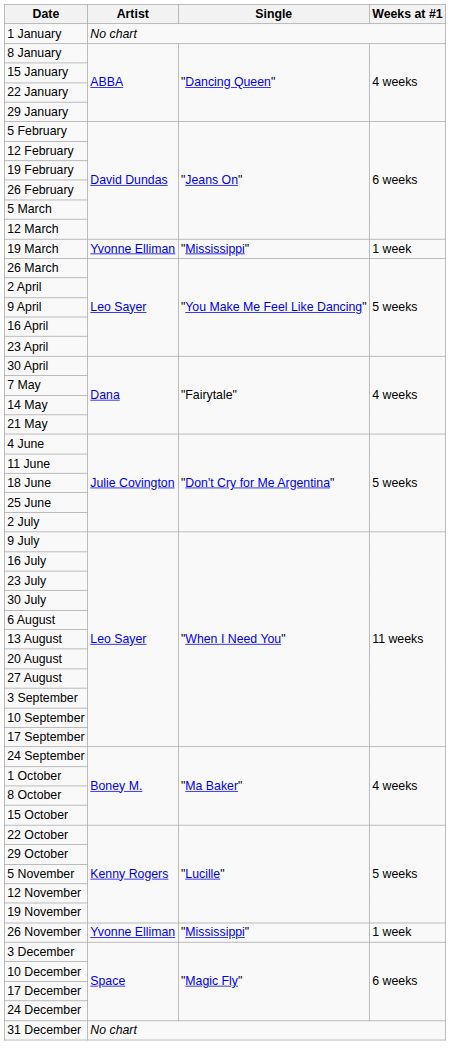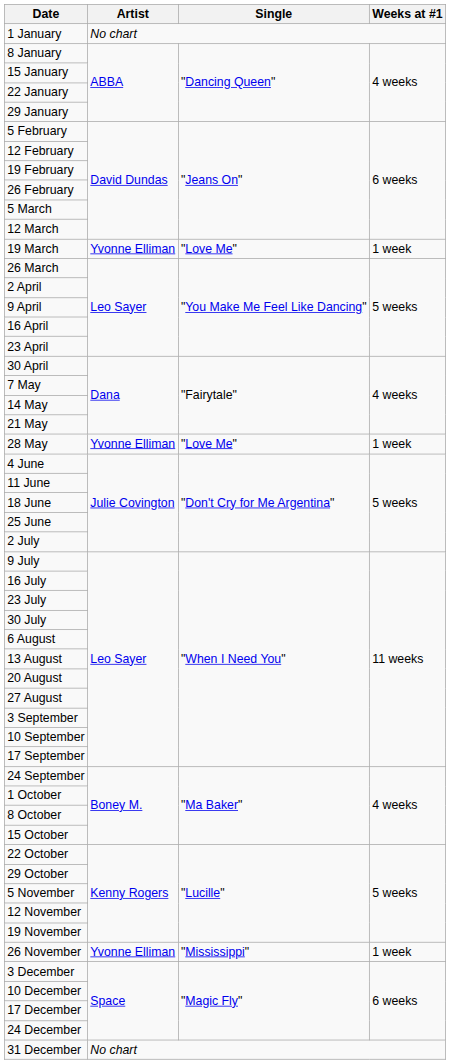(215, 248) "Mississippi" -> (209, 248) "Love Me"
+ row: (27, 444)
